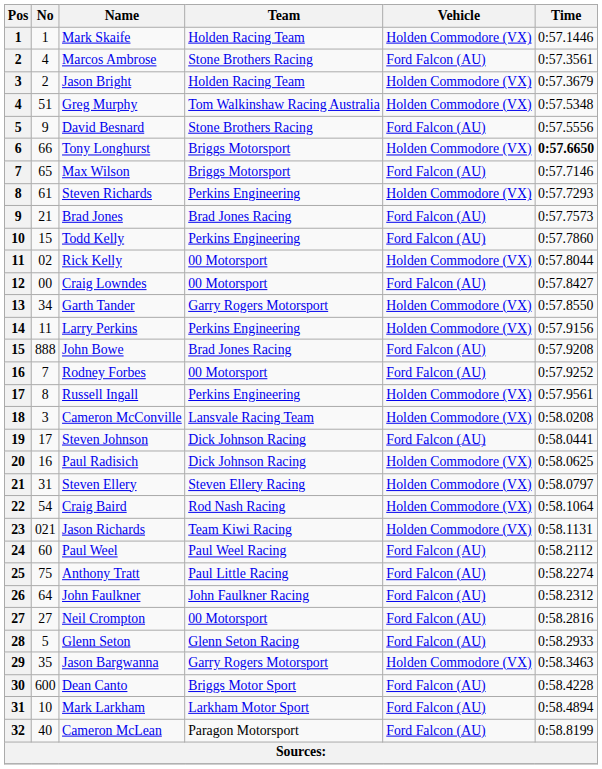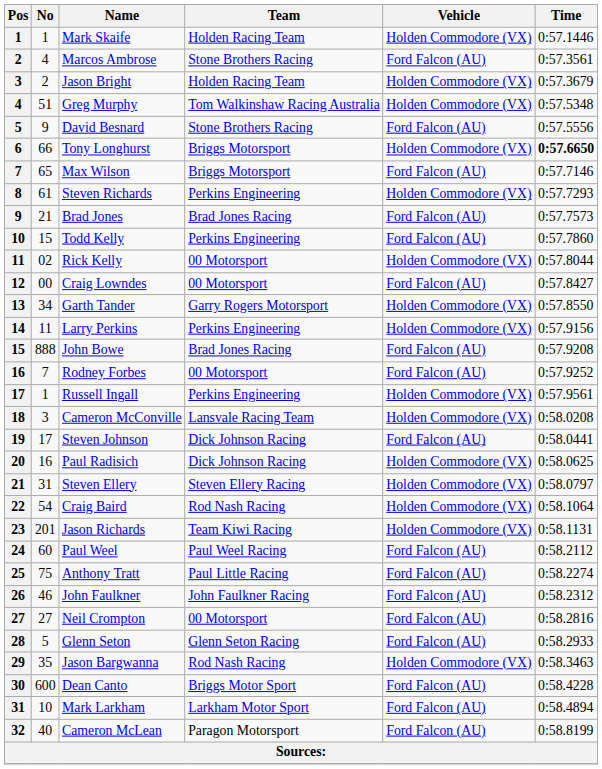(45, 395) 8 -> (45, 395) 1
(45, 529) 021 -> (45, 529) 201
(45, 596) 64 -> (45, 596) 46
(258, 663) Garry Rogers Motorsport -> (237, 663) Rod Nash Racing
